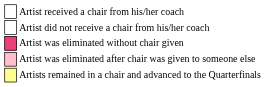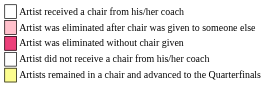rows swapped: (114, 27) <-> (137, 59)
